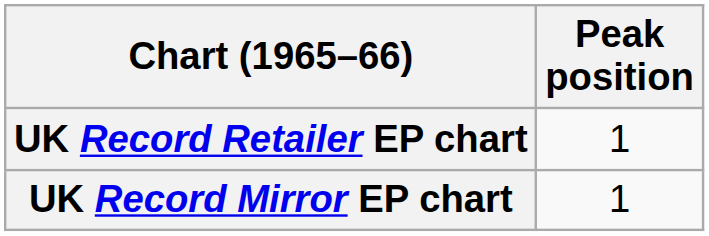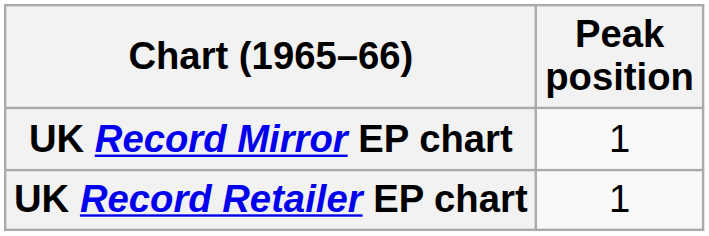rows swapped: (271, 199) <-> (271, 138)
